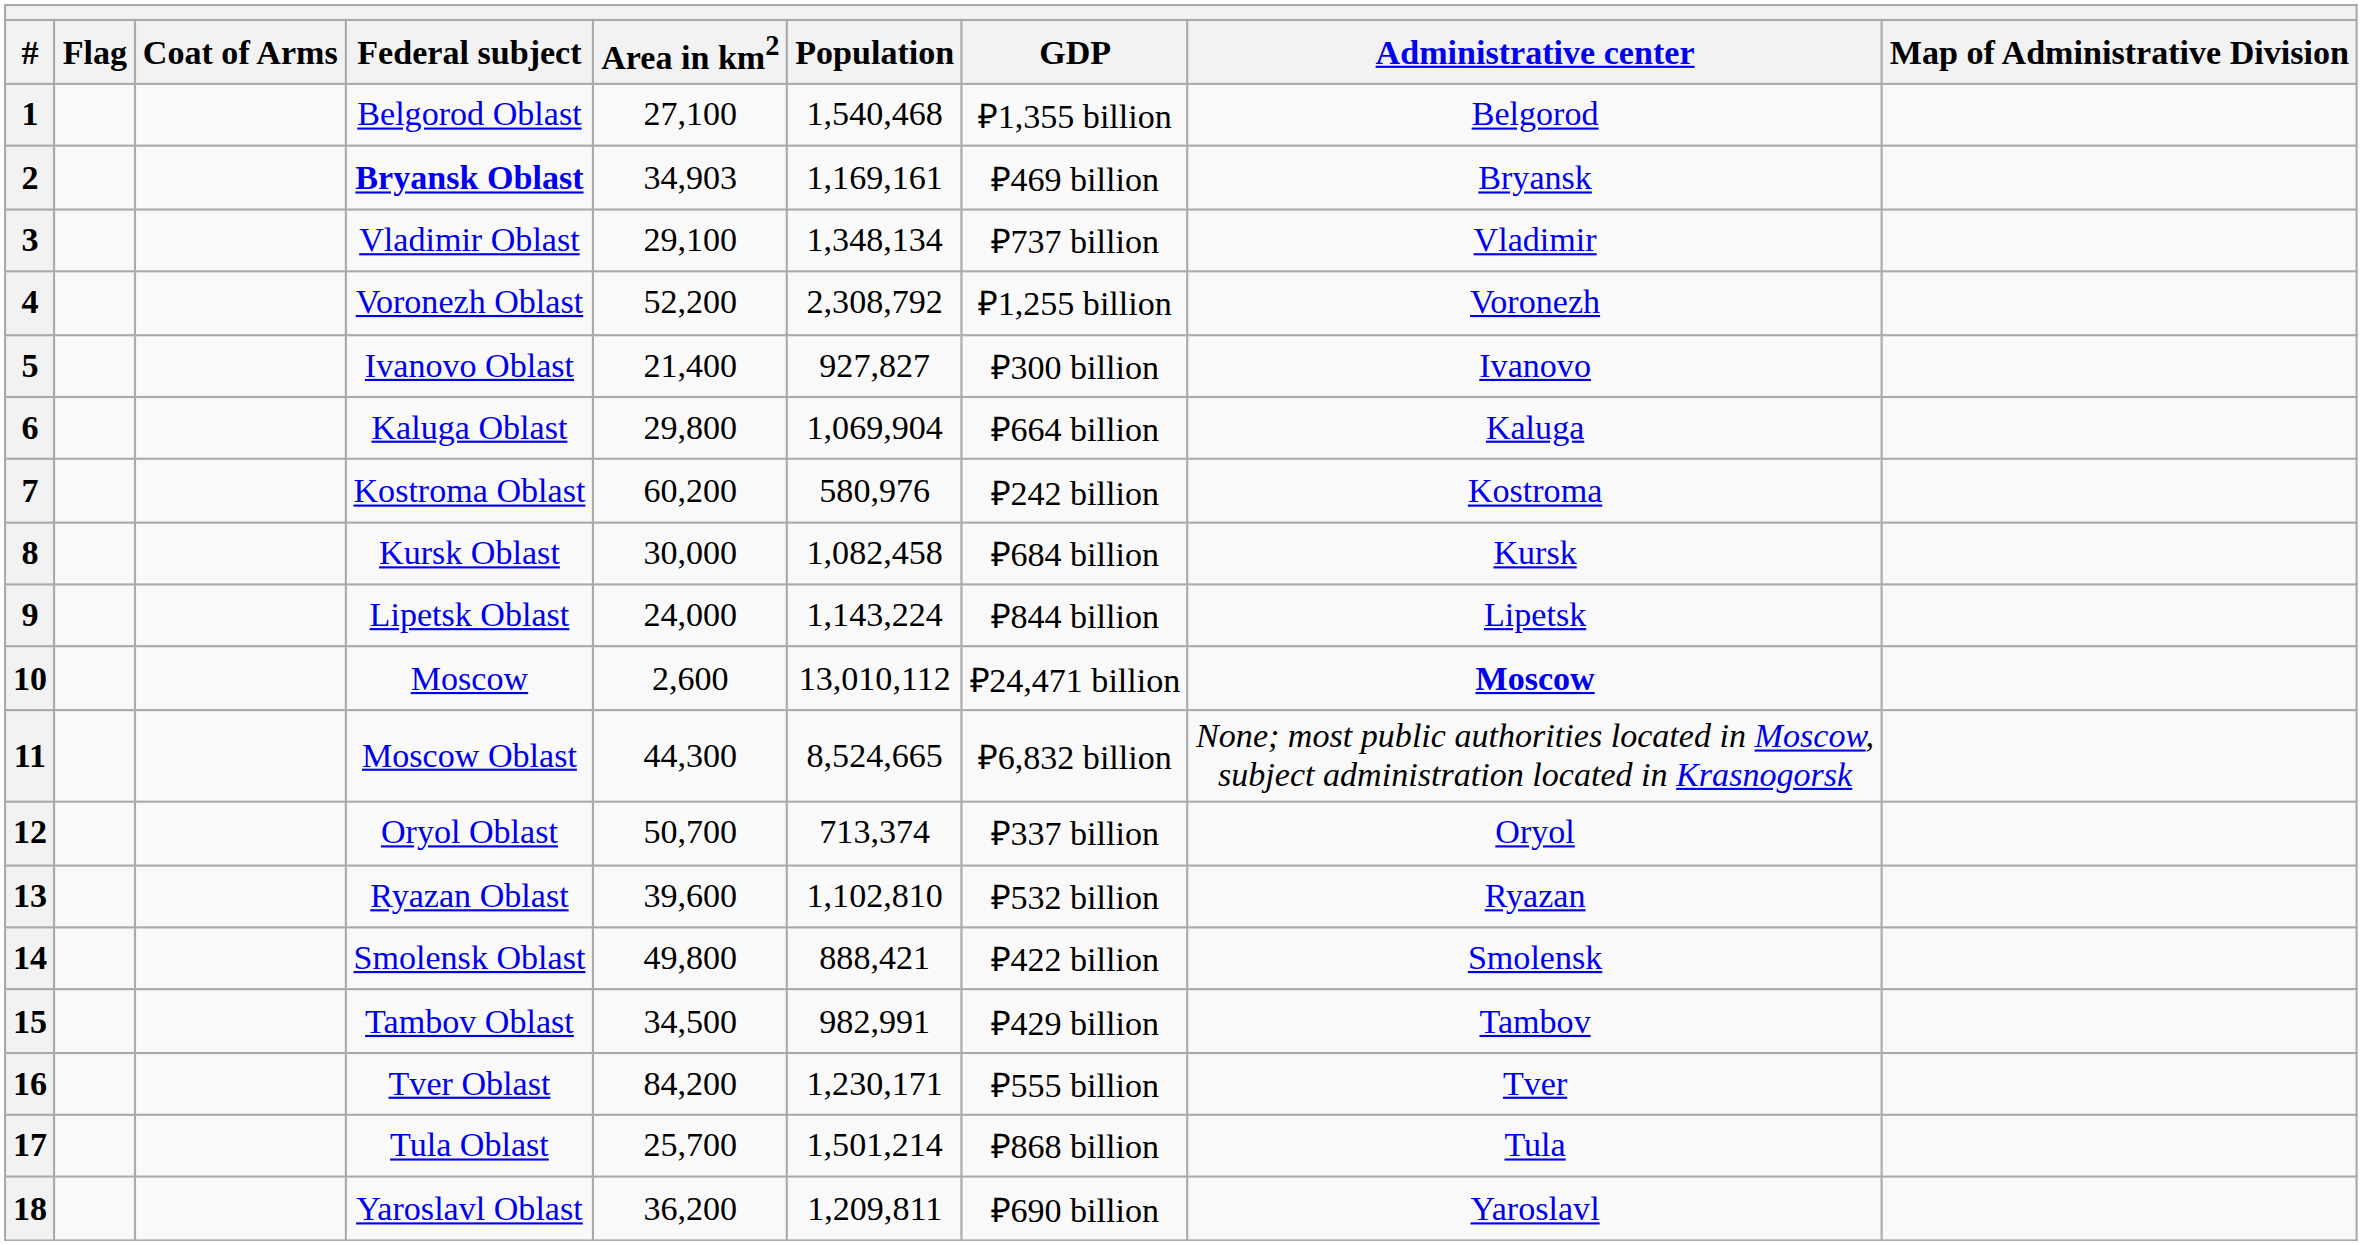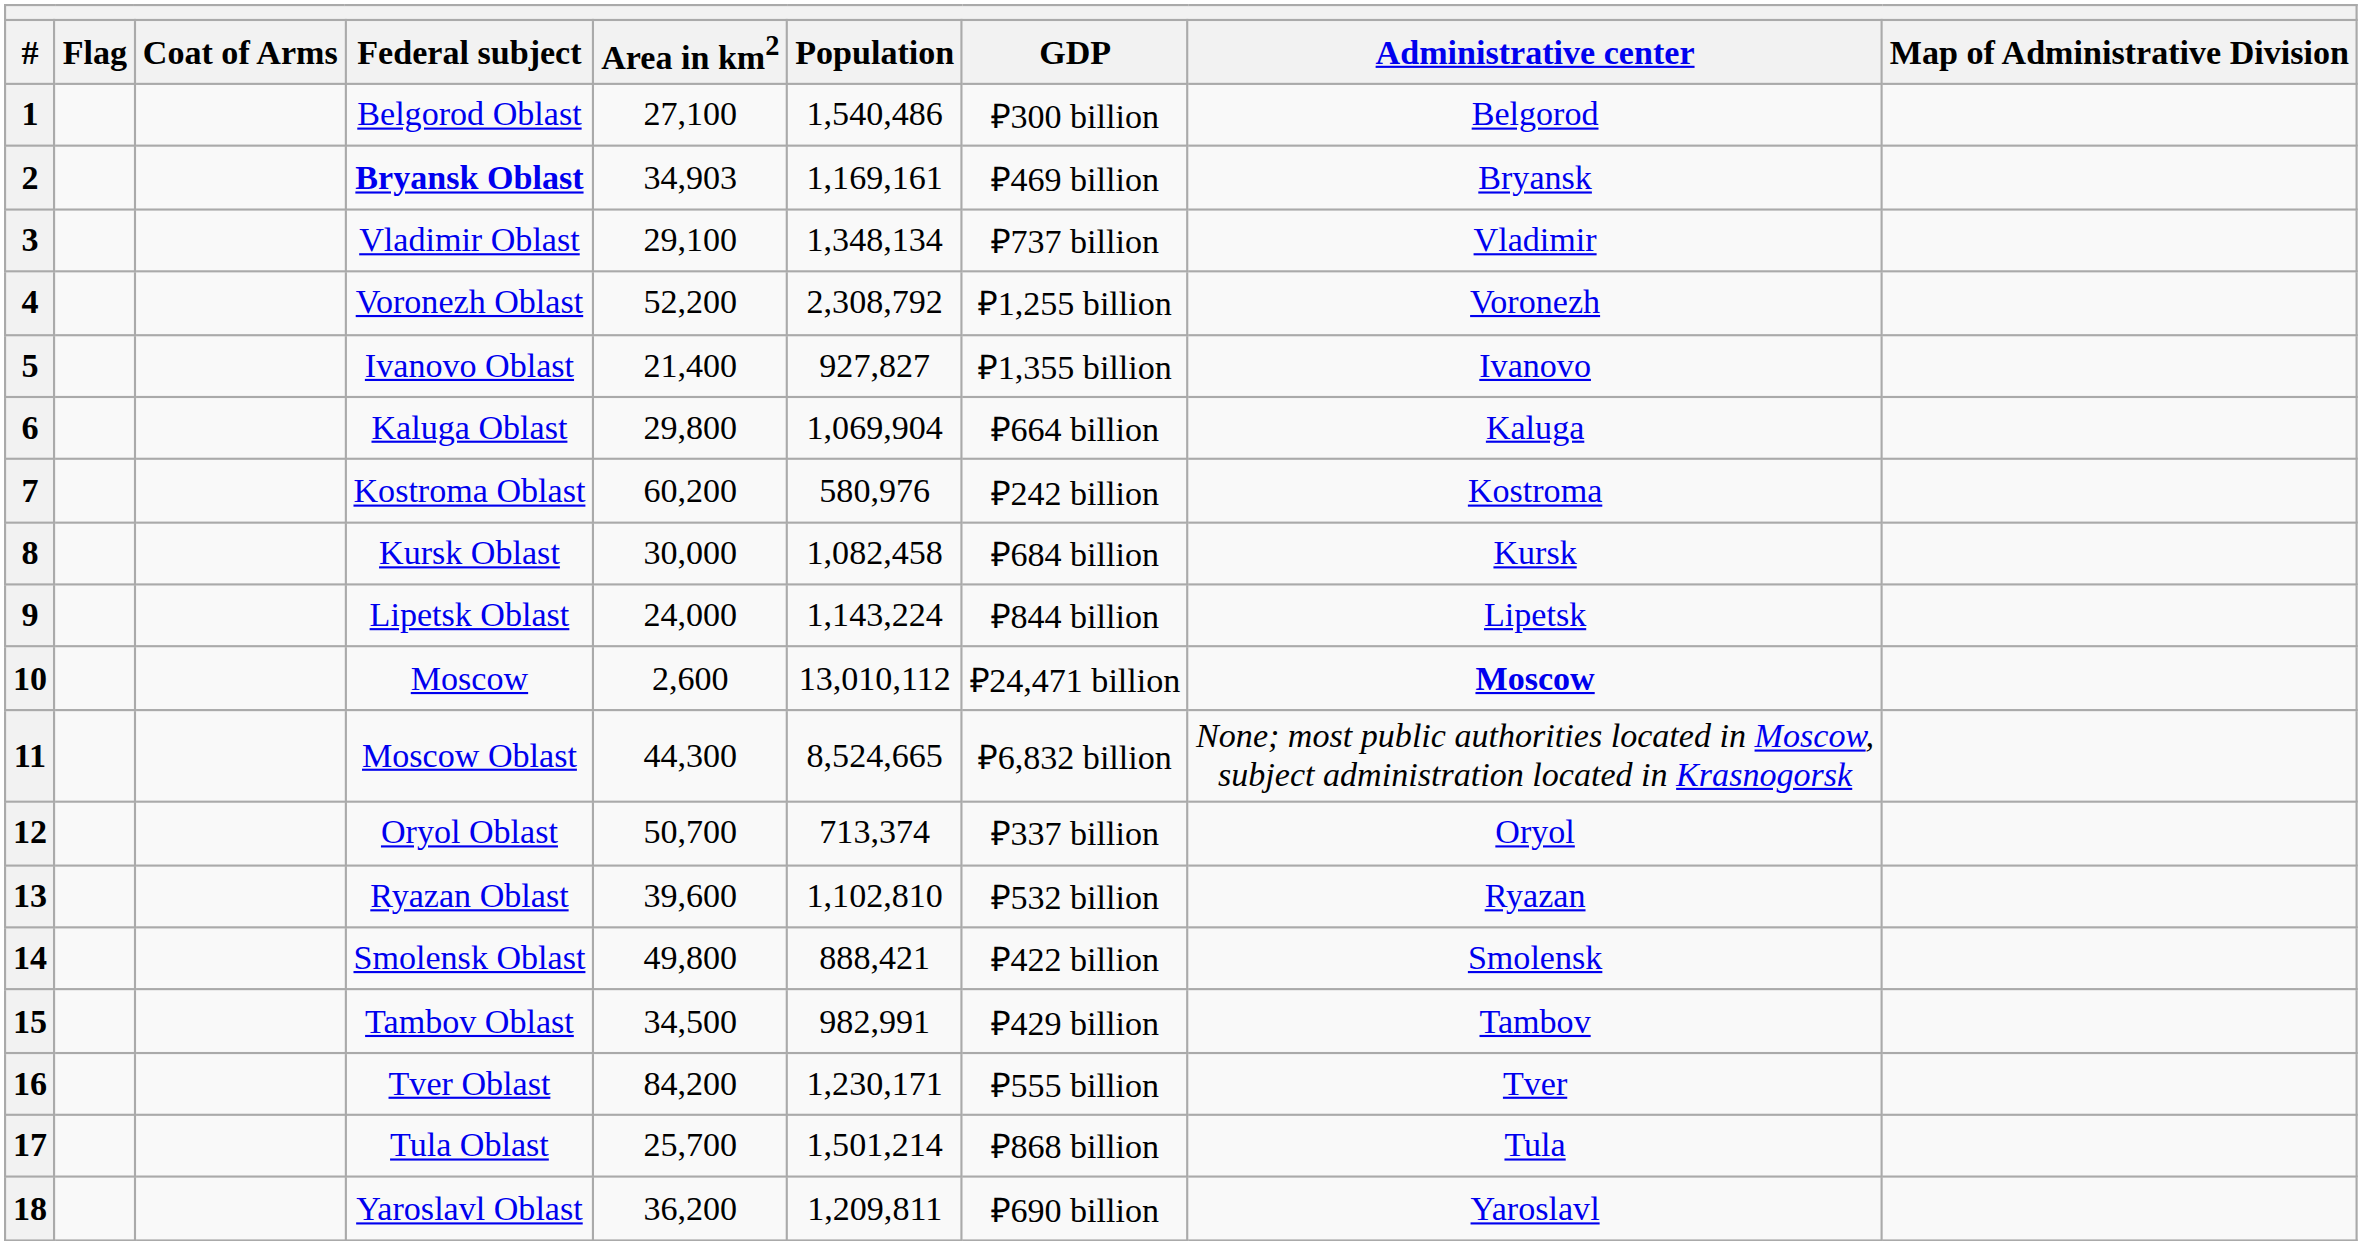(875, 114) 1,540,468 -> (875, 114) 1,540,486
(1075, 116) ₽1,355 billion -> (1075, 116) ₽300 billion
(1075, 367) ₽300 billion -> (1075, 367) ₽1,355 billion
